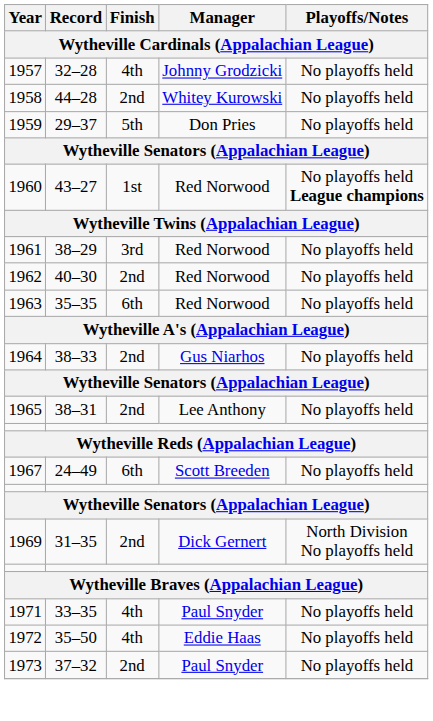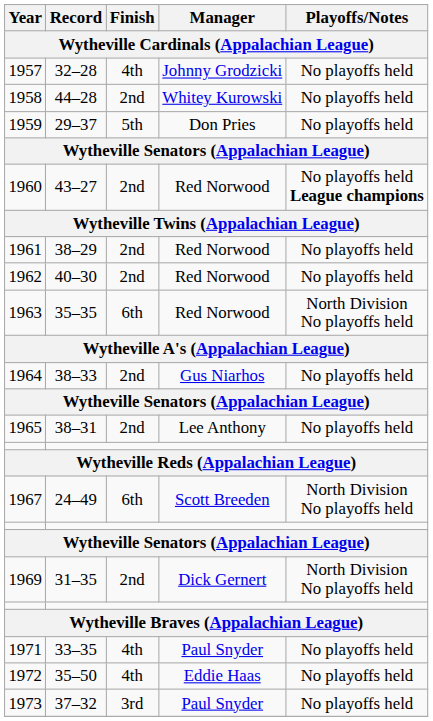(132, 187) 1st -> (132, 187) 2nd
(132, 249) 3rd -> (132, 249) 2nd
(357, 303) No playoffs held -> (357, 312) North Division No playoffs held
(357, 470) No playoffs held -> (357, 499) North Division No playoffs held
(132, 665) 2nd -> (132, 702) 3rd
